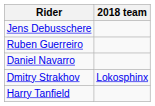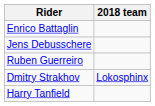+ row: (43, 28)
- row: (41, 61)
